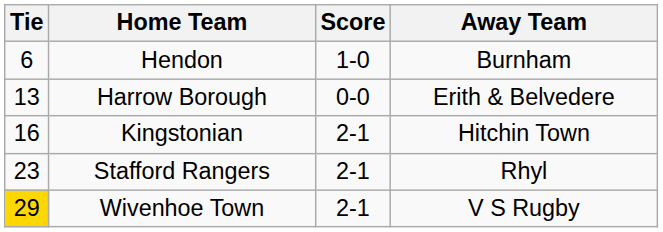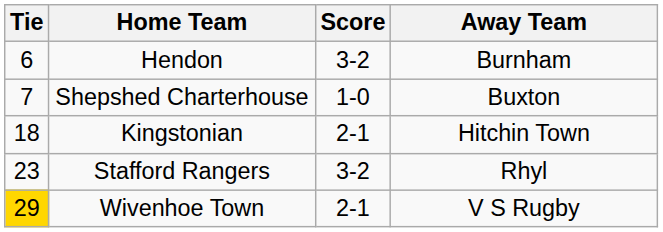(353, 60) 1-0 -> (353, 60) 3-2
+ row: (182, 97)
- row: (182, 97)
(27, 134) 16 -> (27, 134) 18
(353, 171) 2-1 -> (353, 171) 3-2
